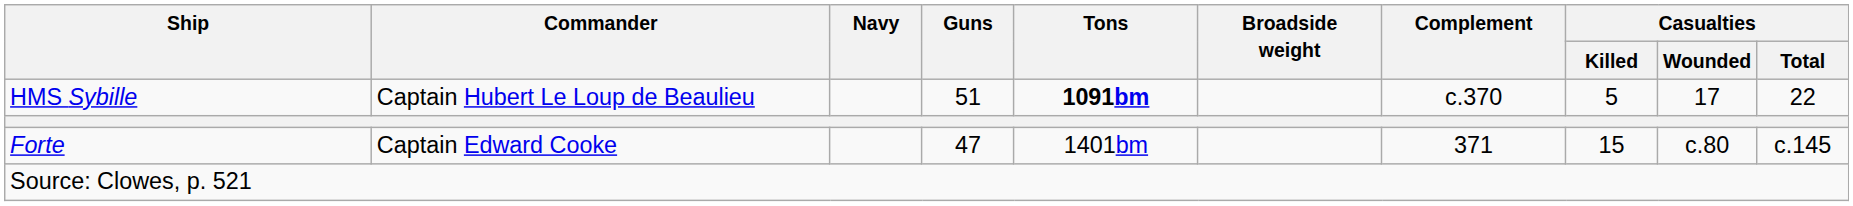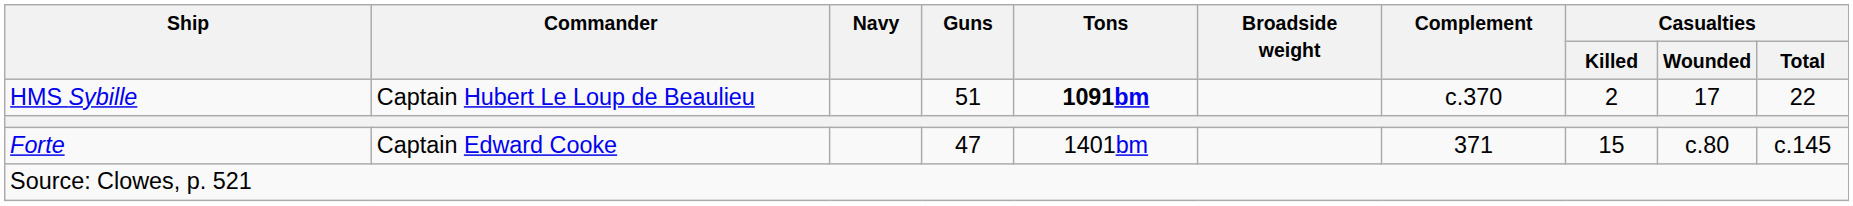(1612, 97) 5 -> (1612, 97) 2
